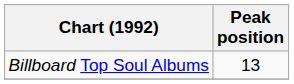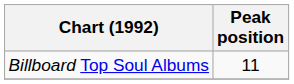(251, 65) 13 -> (251, 65) 11
